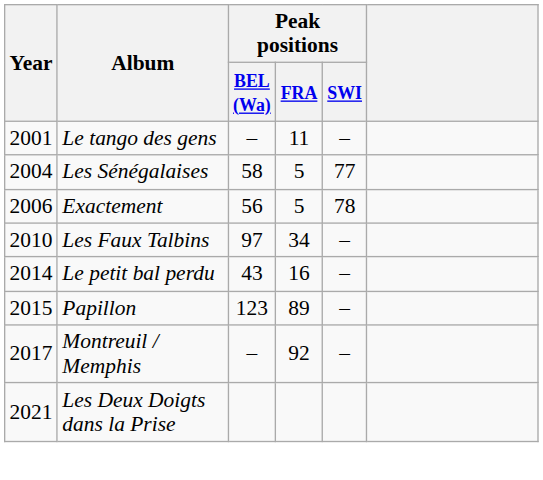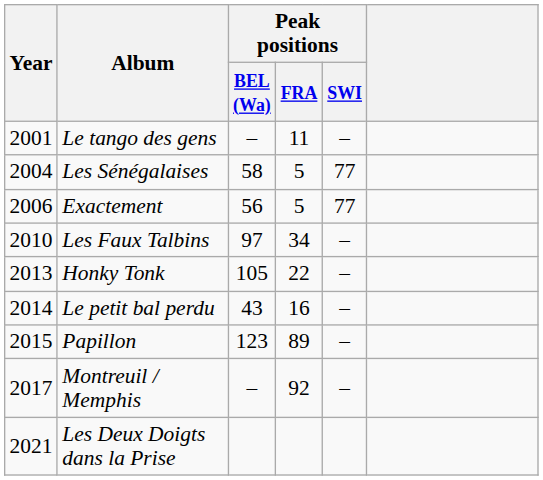(345, 205) 78 -> (345, 205) 77
+ row: (113, 273)
